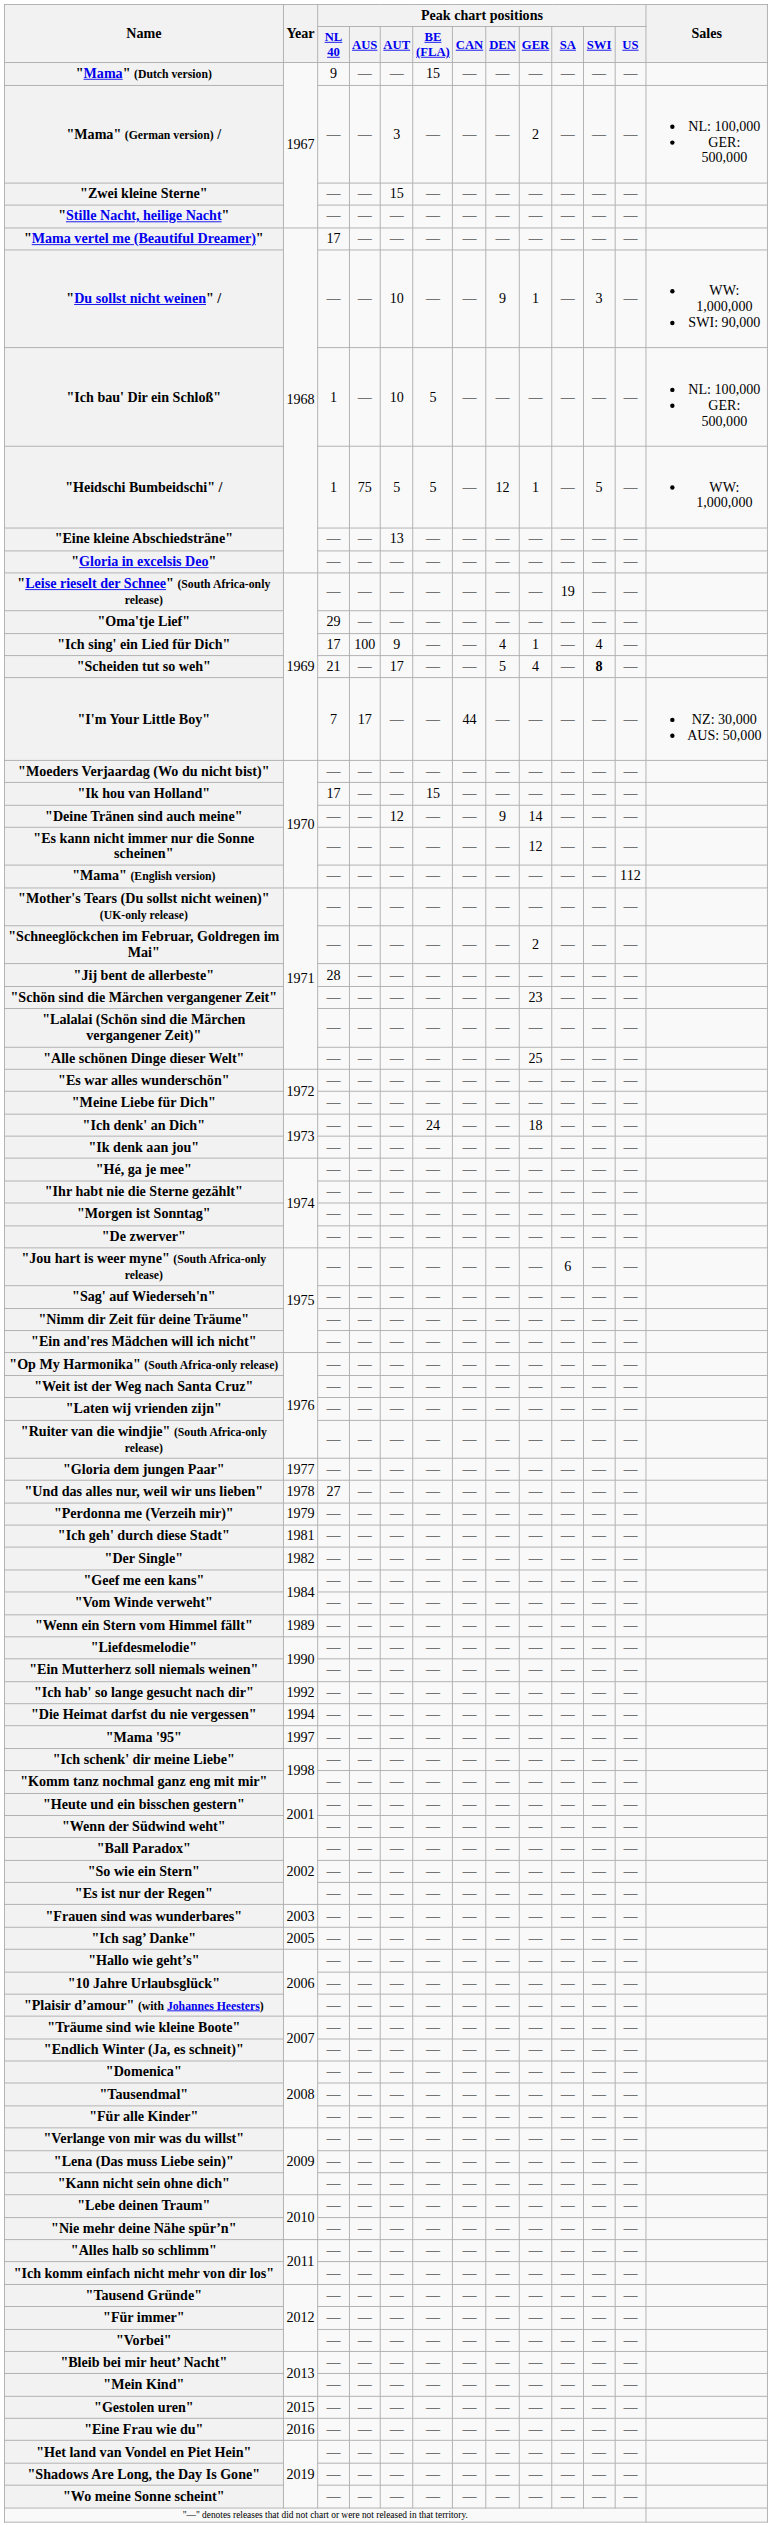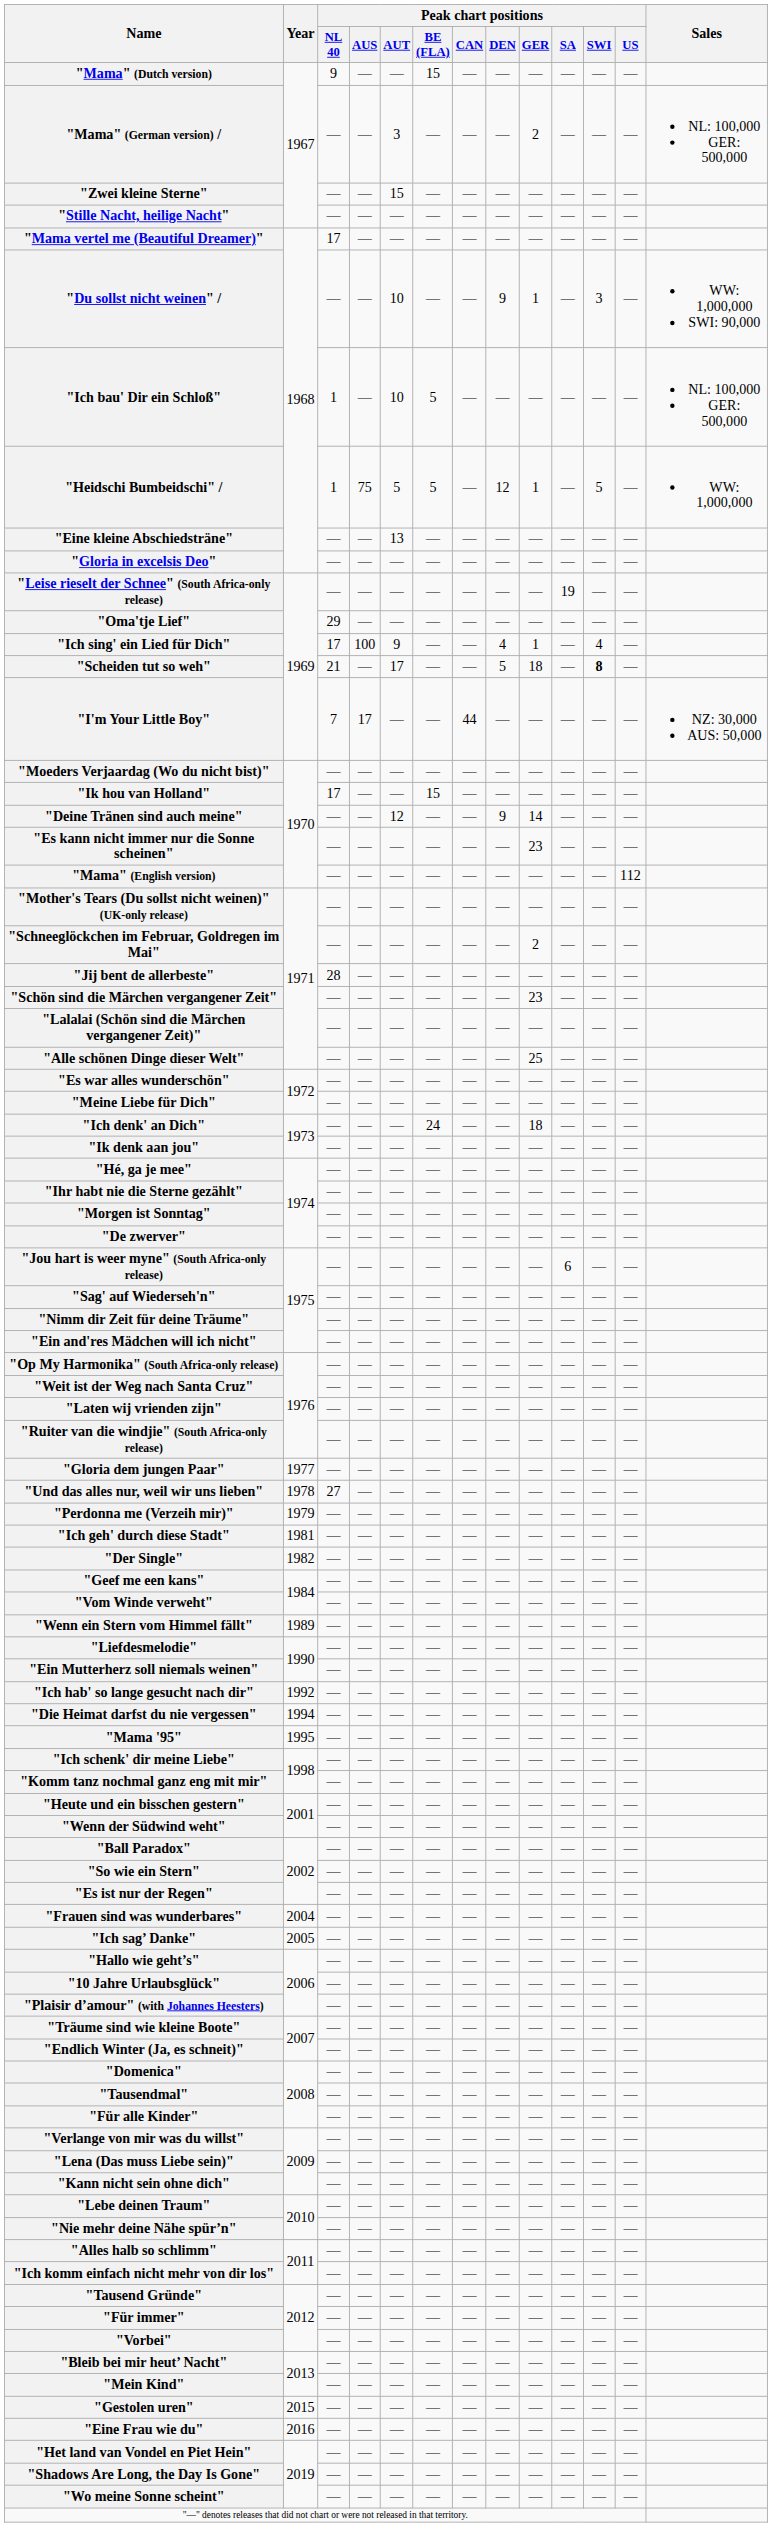(536, 666) 4 -> (536, 666) 18
(536, 846) 12 -> (536, 846) 23
(300, 1737) 1997 -> (300, 1737) 1995
(300, 1915) 2003 -> (300, 1915) 2004
